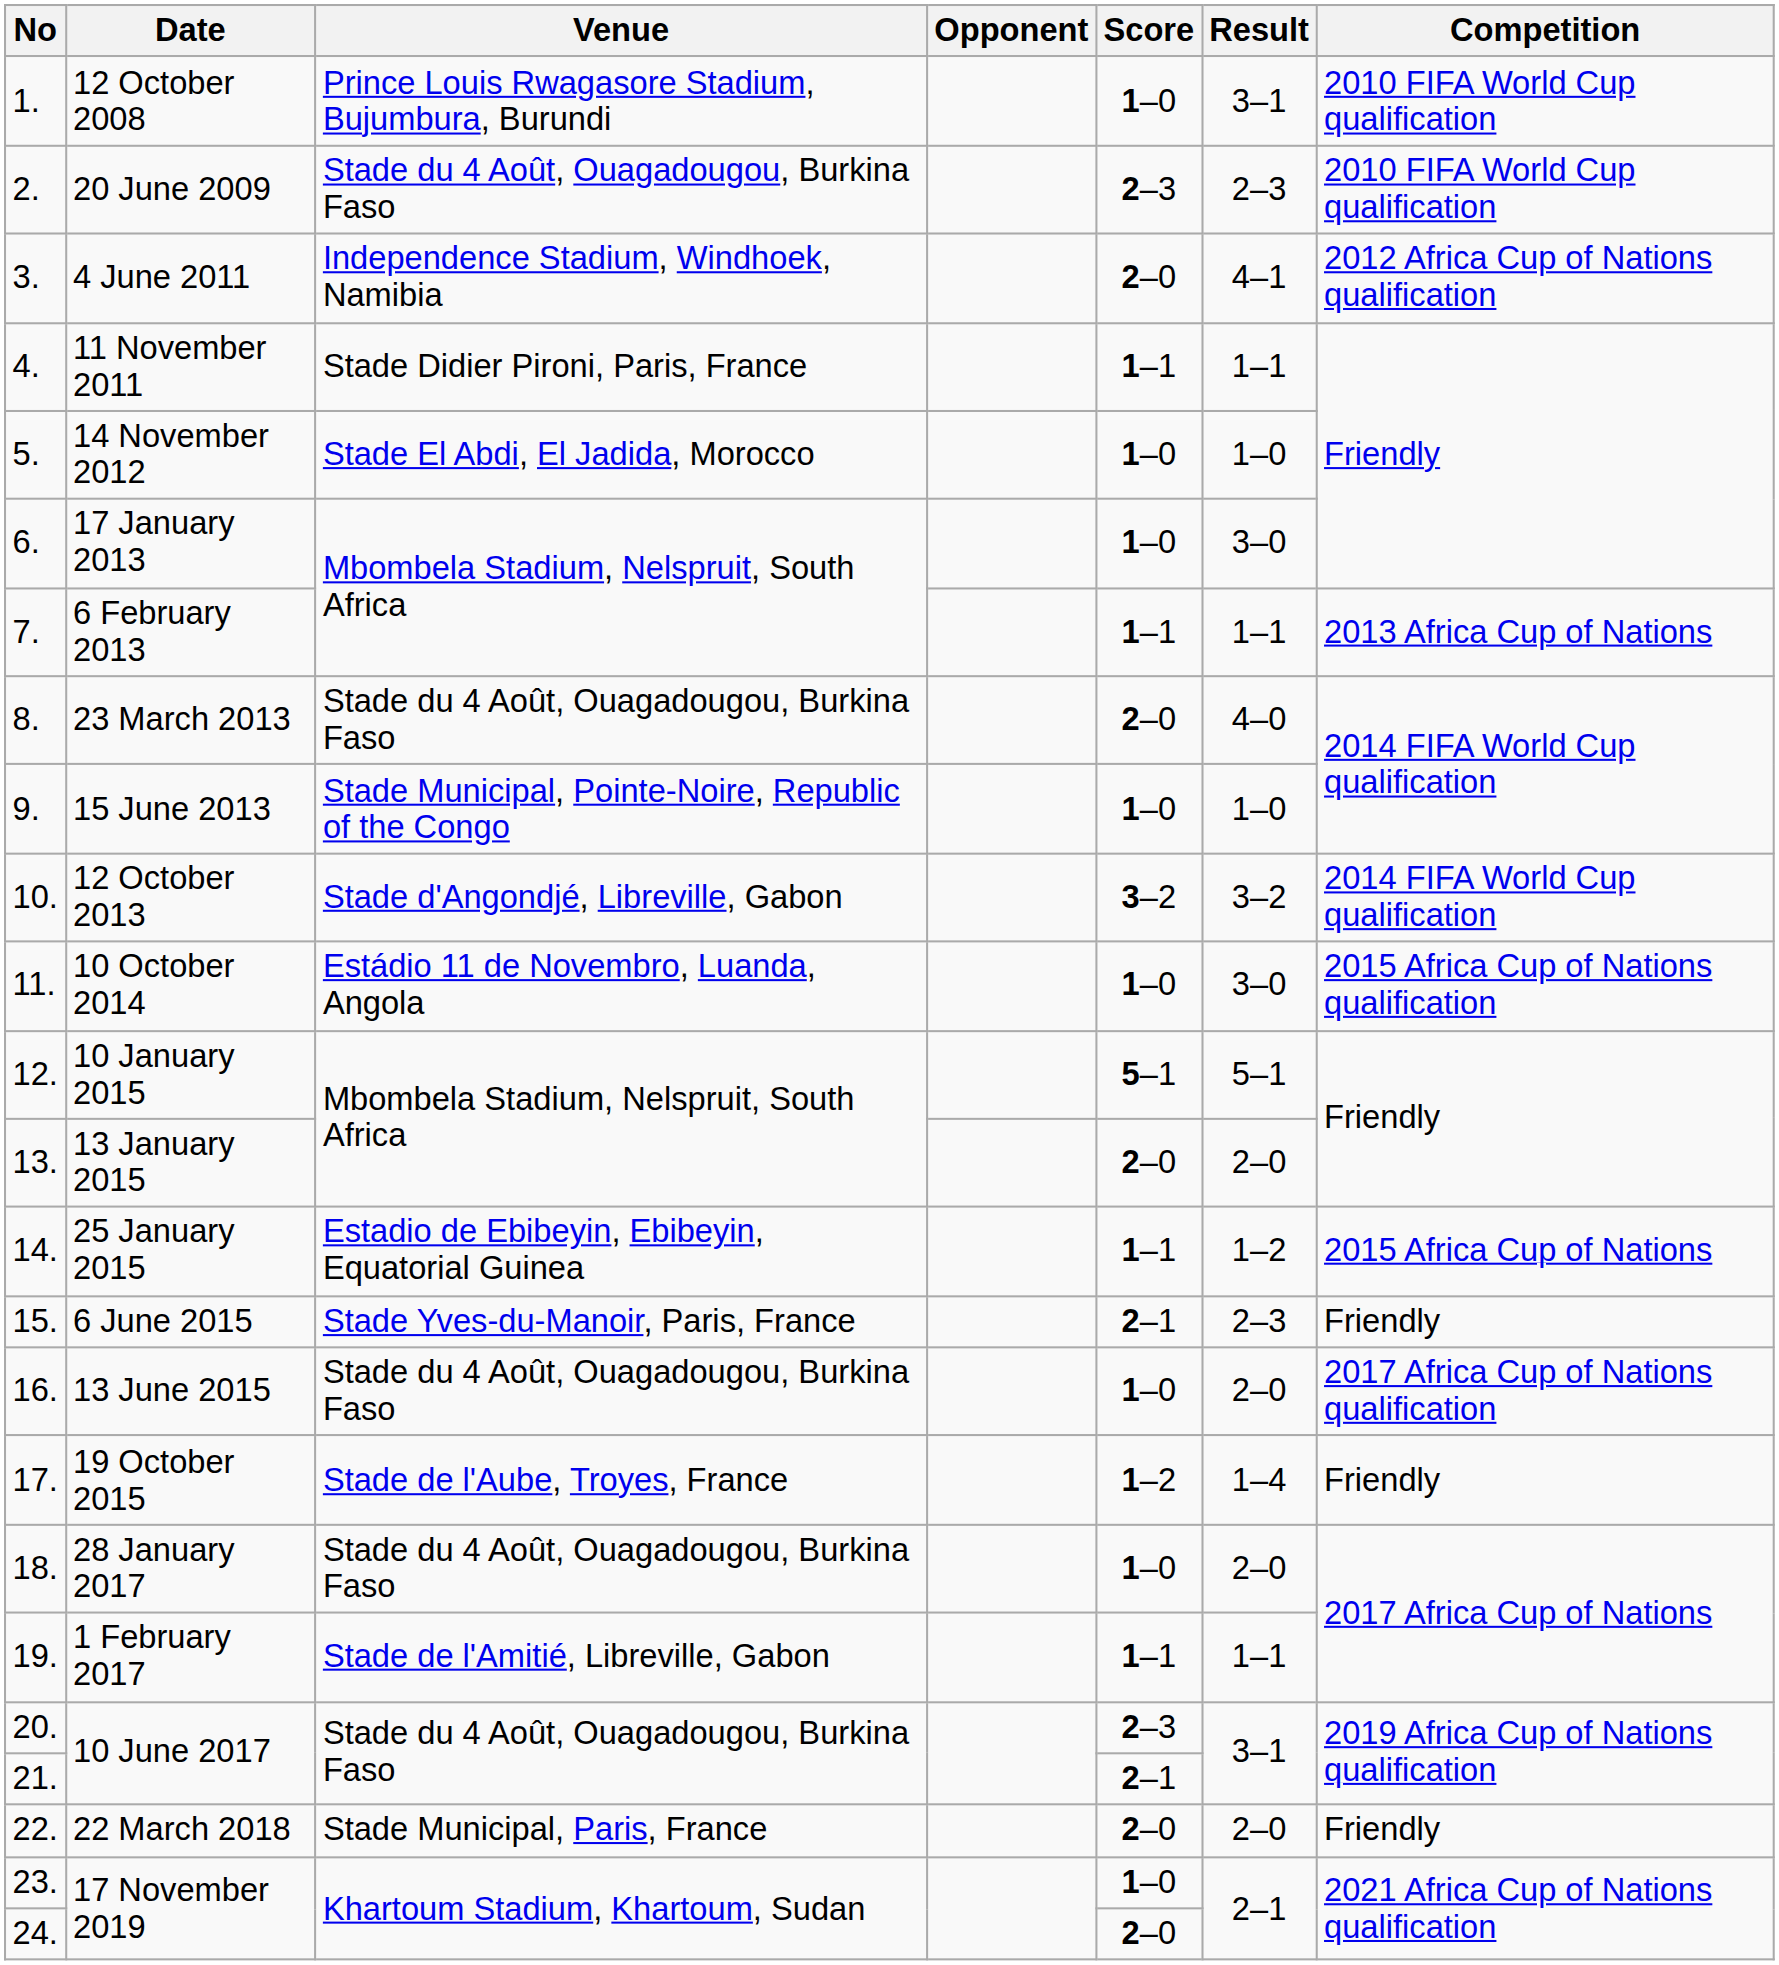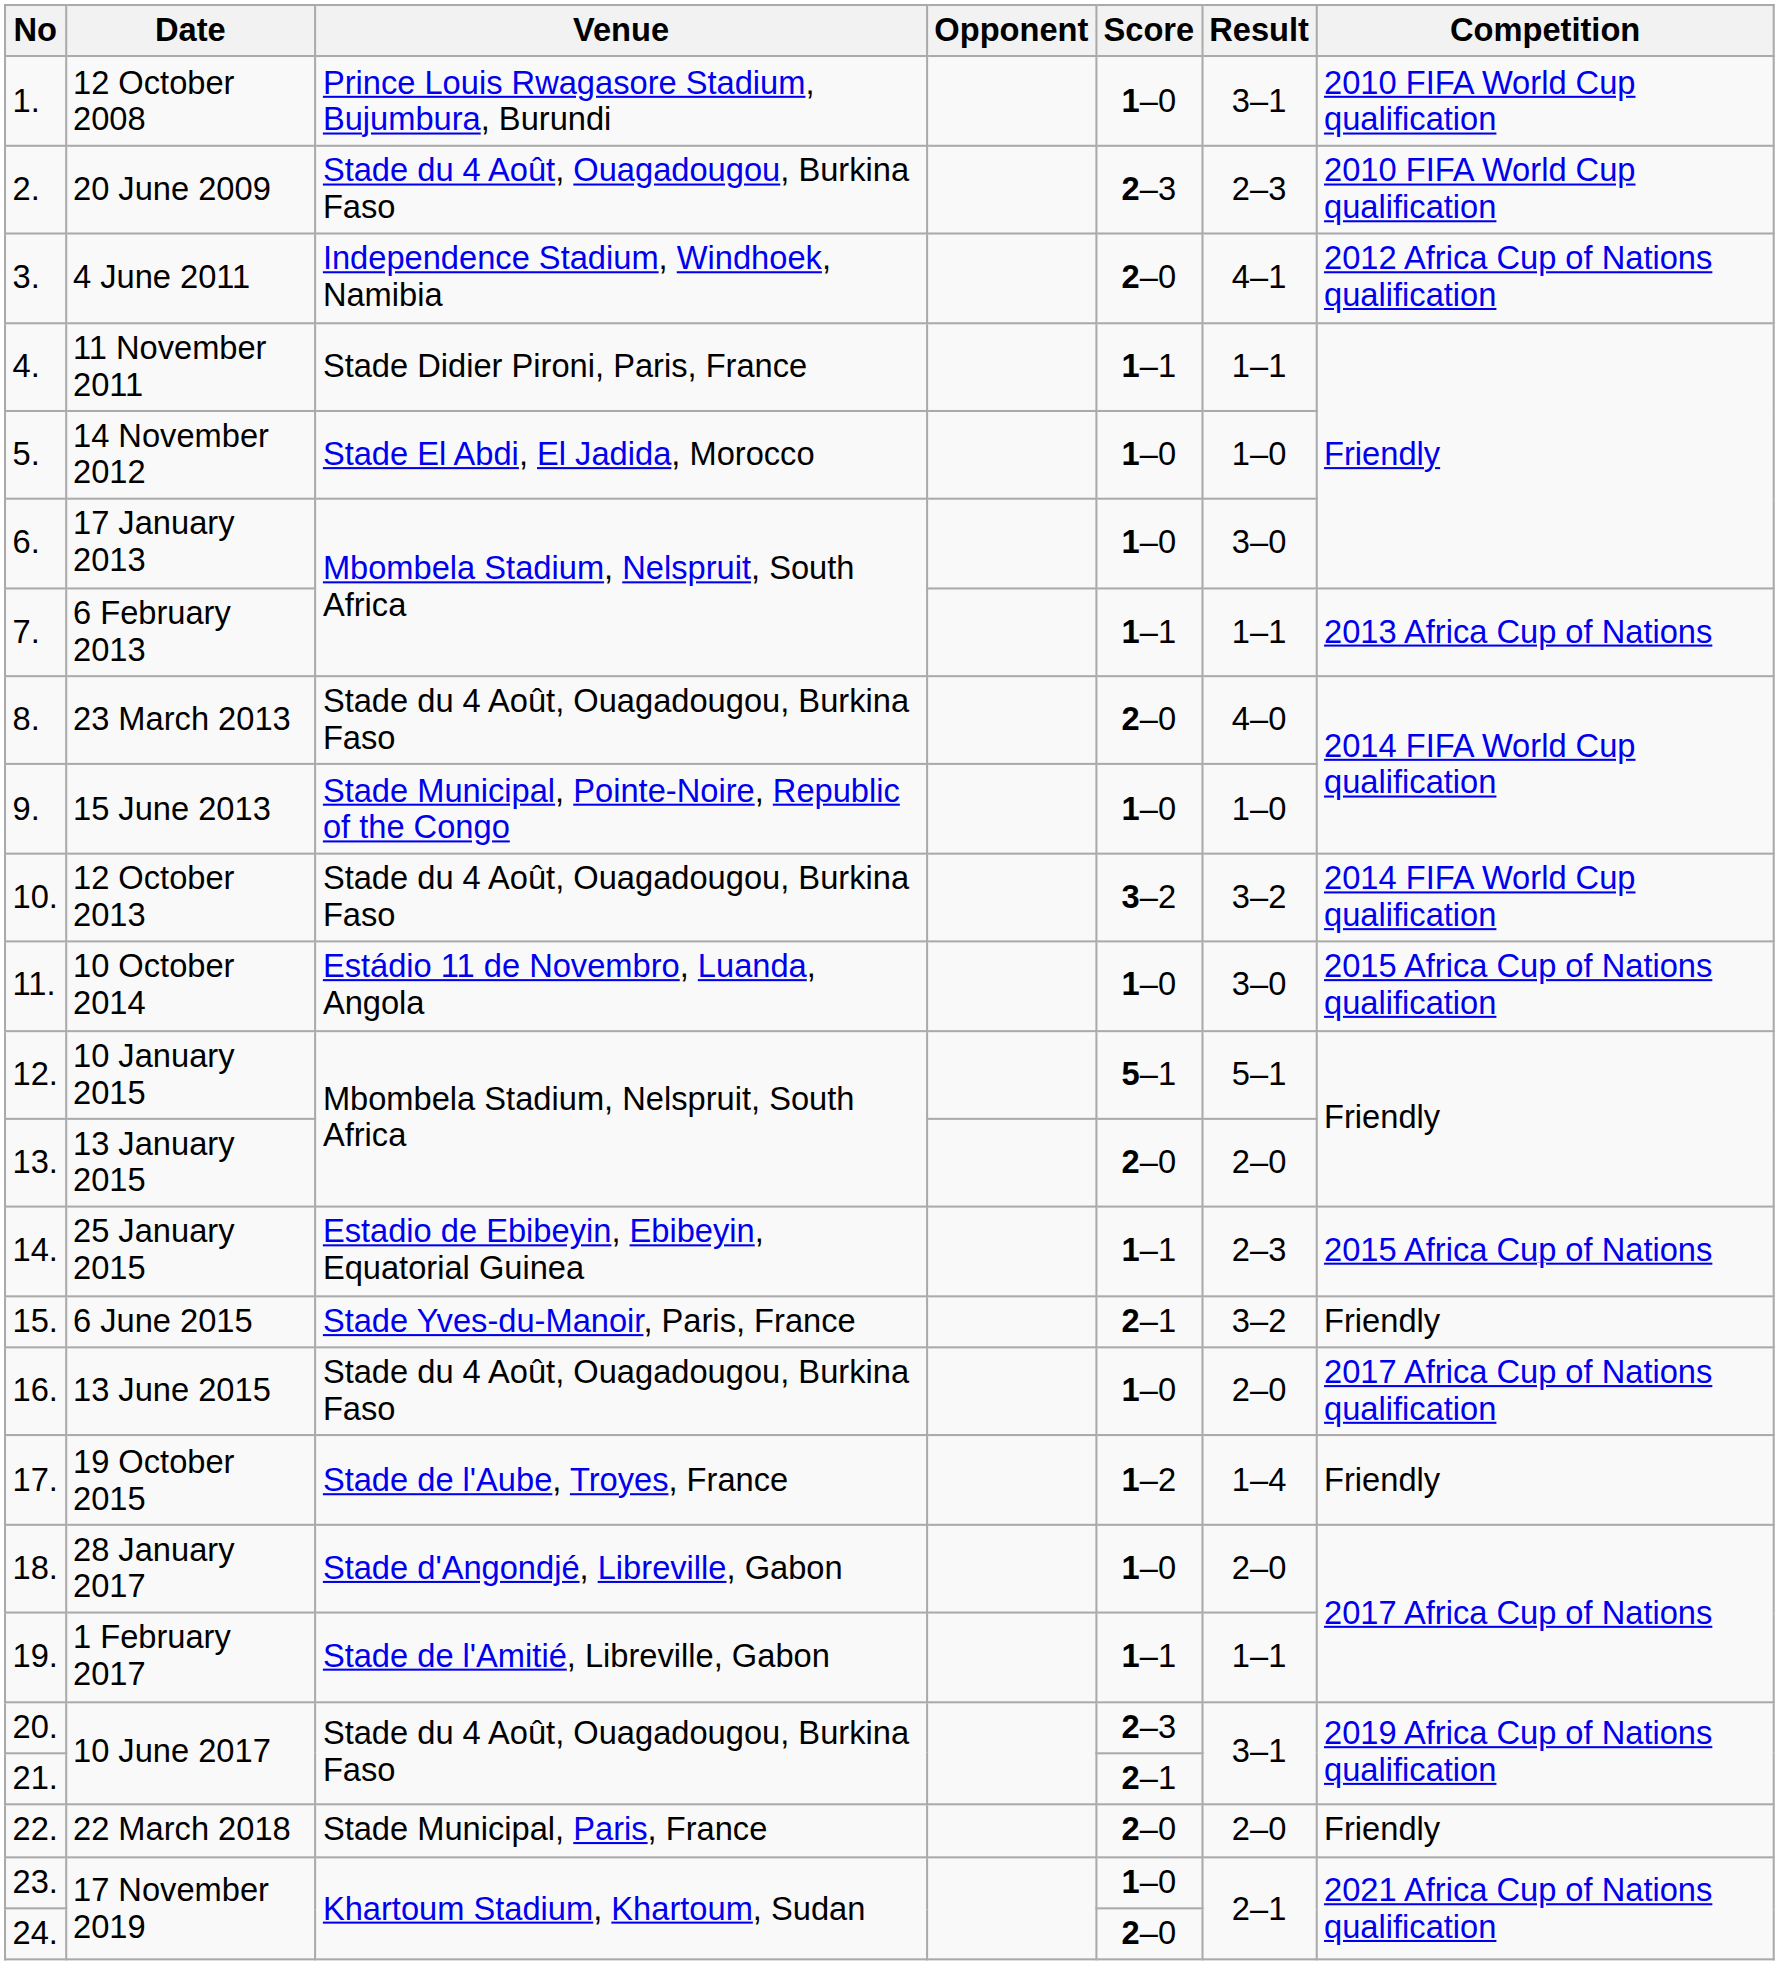(583, 896) Stade d'Angondjé, Libreville, Gabon -> (616, 896) Stade du 4 Août, Ouagadougou, Burkina Faso
(1259, 1250) 1–2 -> (1259, 1250) 2–3
(1259, 1320) 2–3 -> (1259, 1320) 3–2
(616, 1568) Stade du 4 Août, Ouagadougou, Burkina Faso -> (583, 1568) Stade d'Angondjé, Libreville, Gabon
